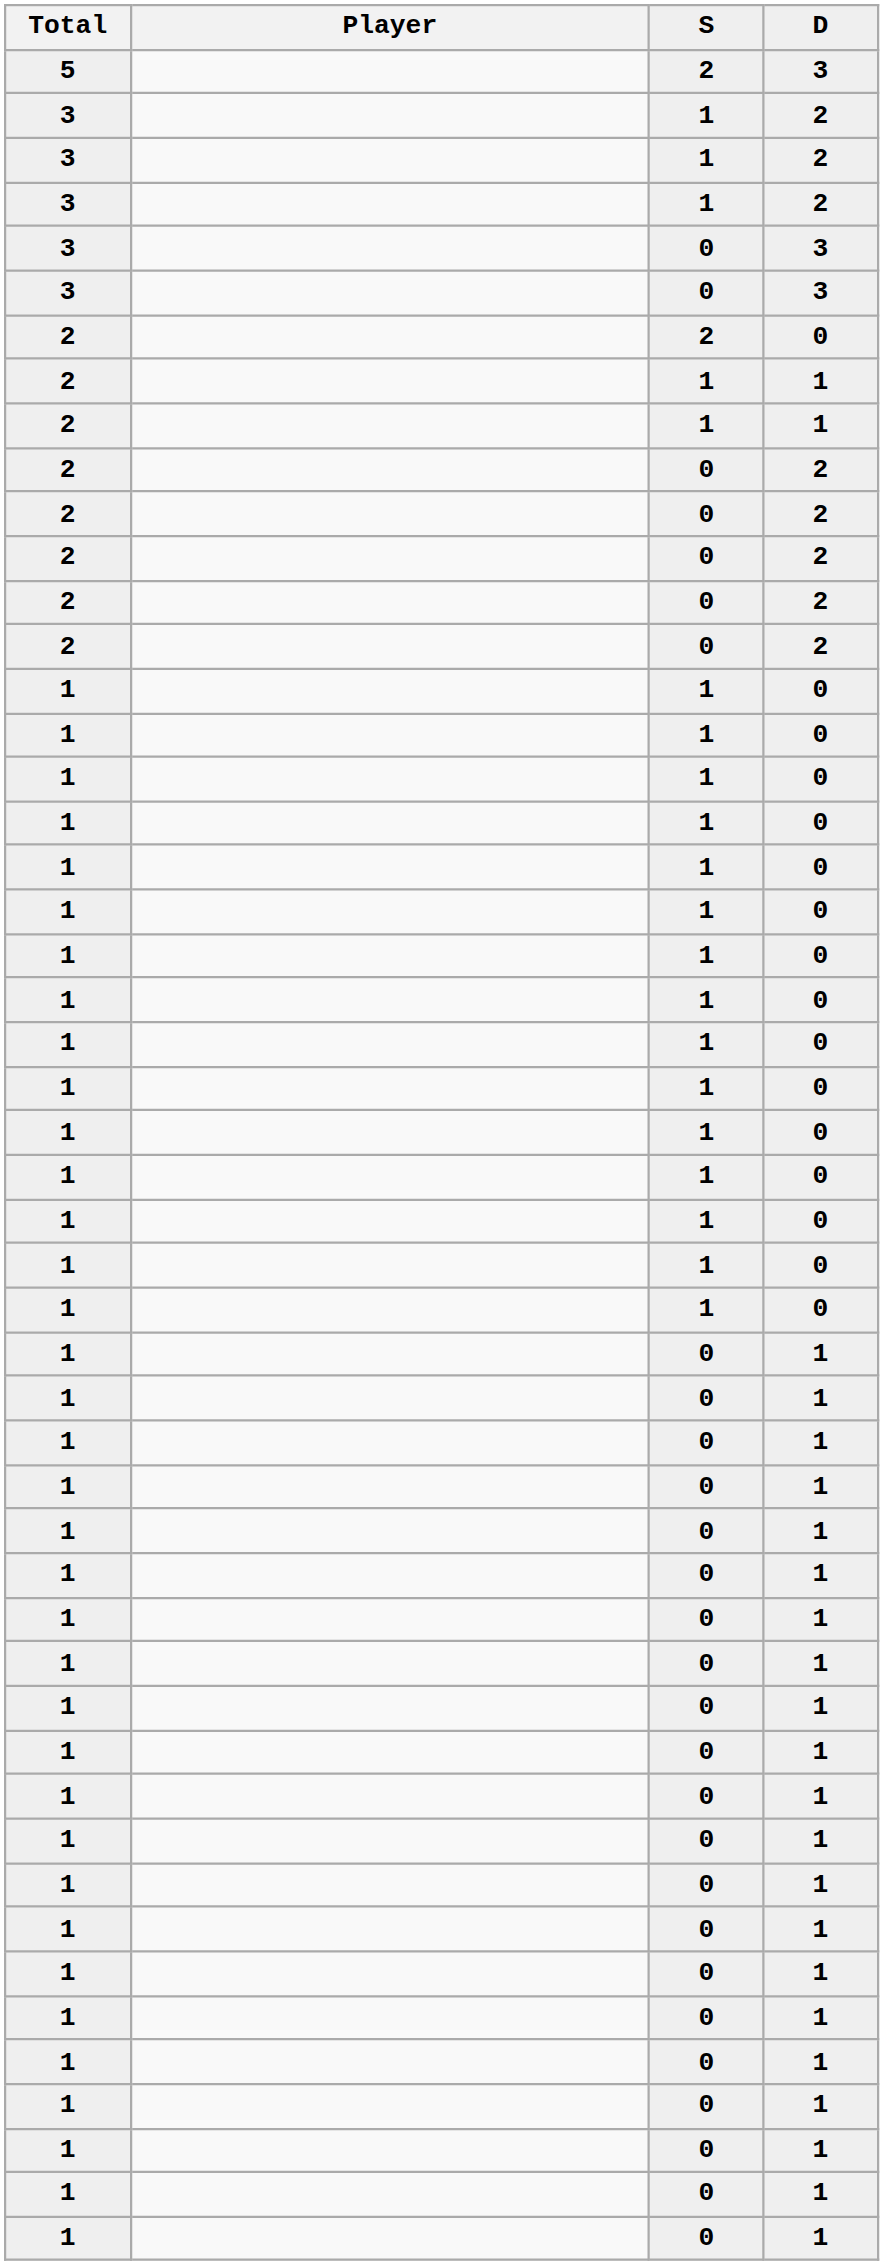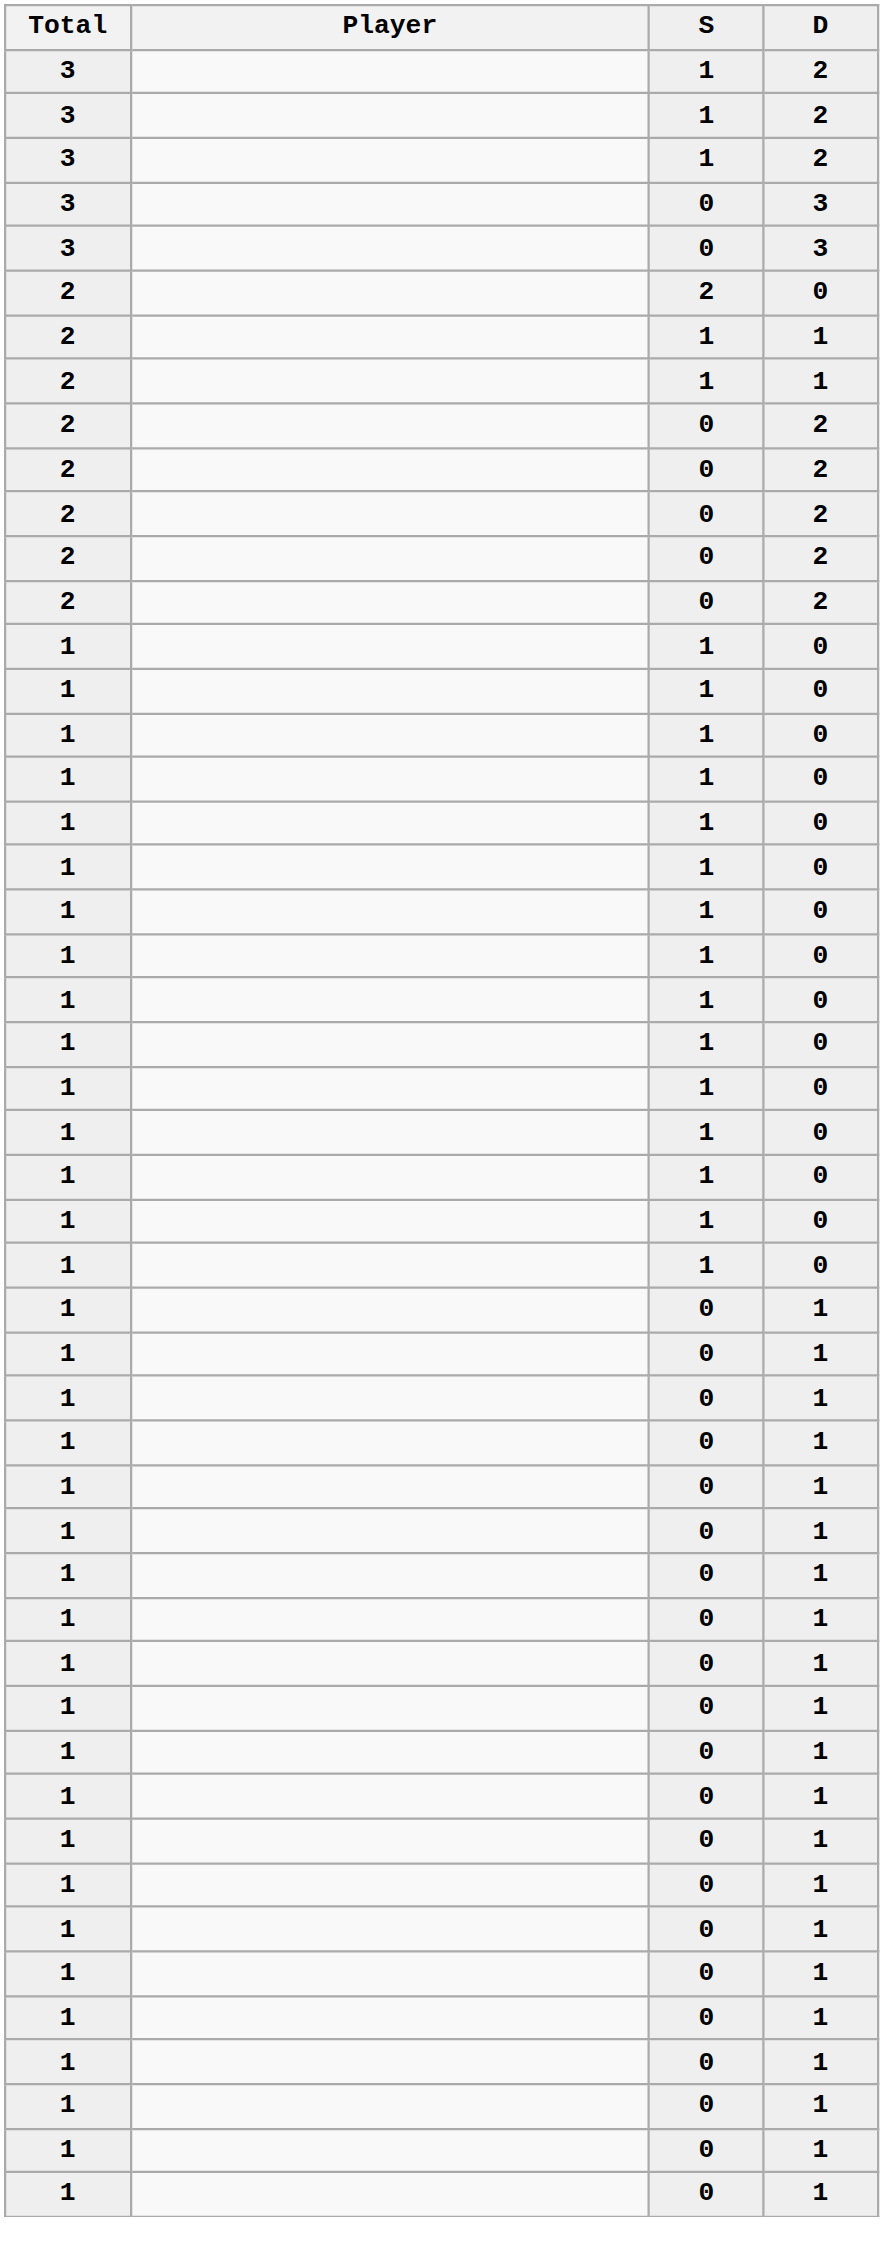- row: (68, 71)
